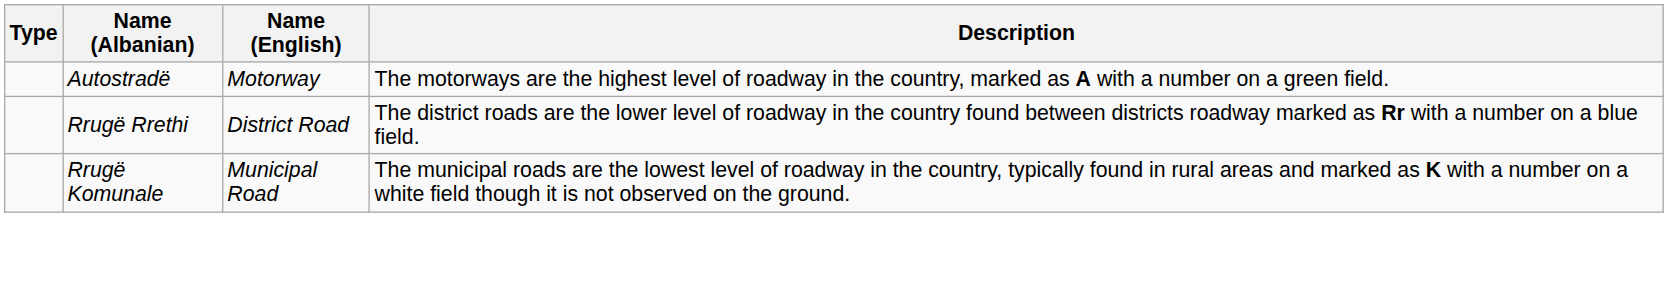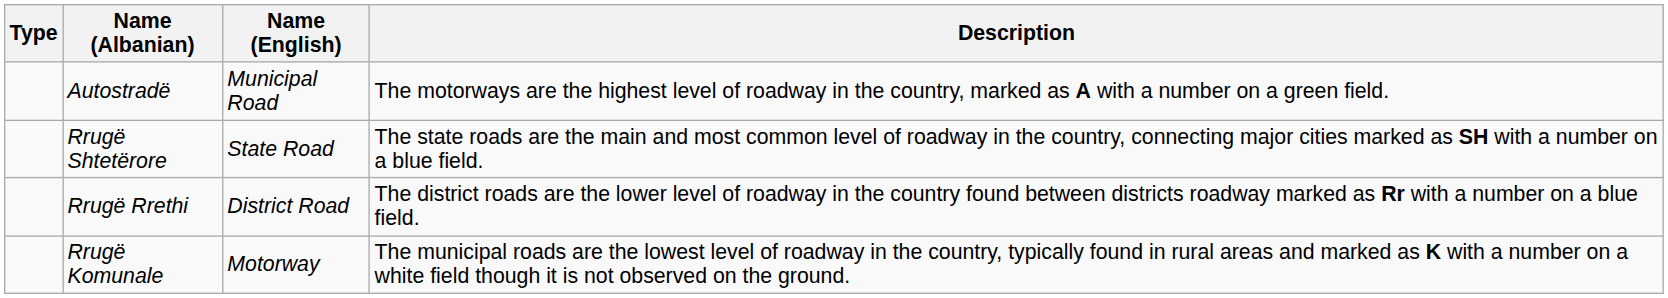(273, 79) Motorway -> (272, 91) Municipal Road
+ row: (117, 148)
(272, 182) Municipal Road -> (273, 264) Motorway
